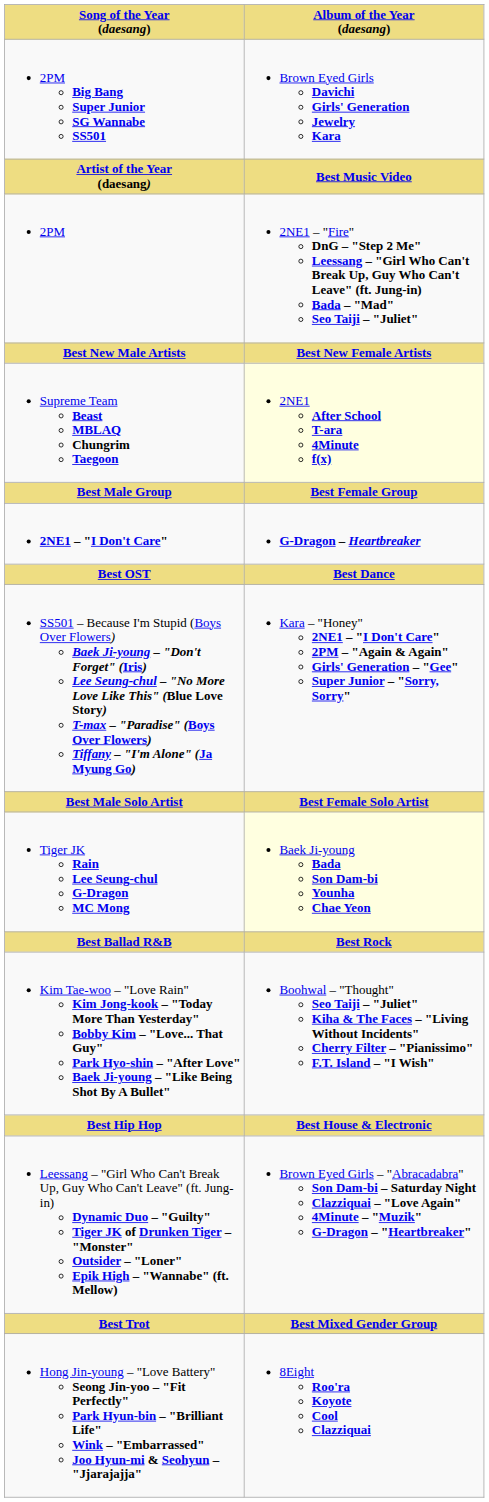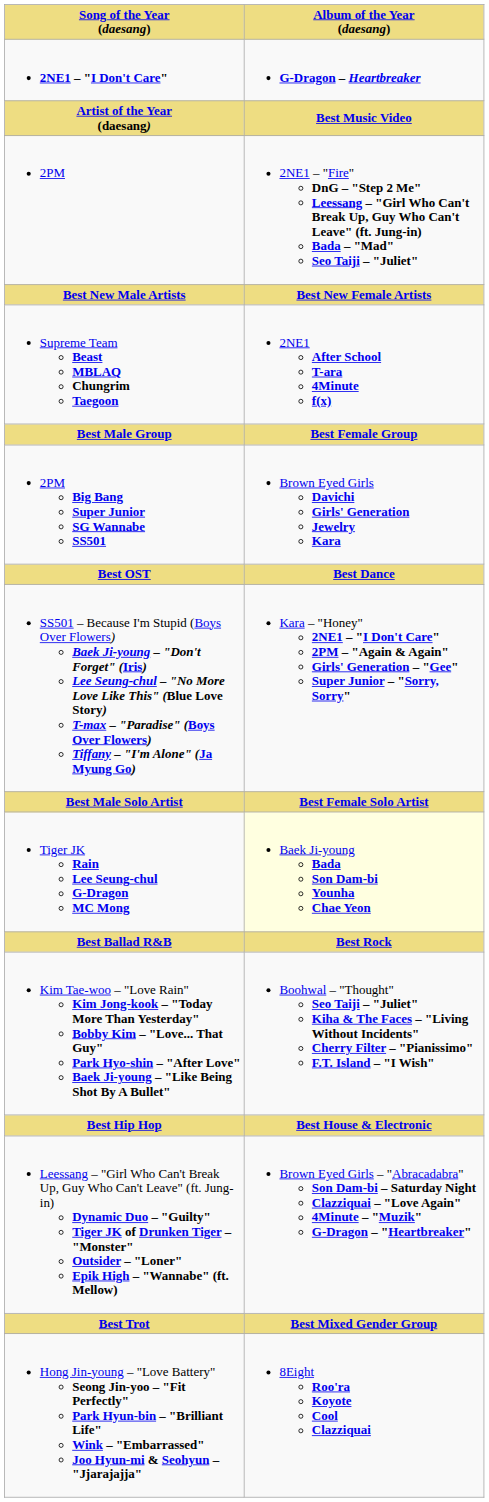rows swapped: (124, 541) <-> (124, 107)
(364, 430) lightyellow background -> (364, 372) no background
